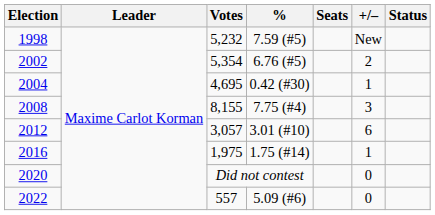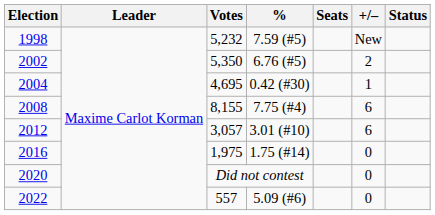(226, 61) 5,354 -> (226, 61) 5,350
(368, 107) 3 -> (368, 107) 6
(368, 152) 1 -> (368, 152) 0
